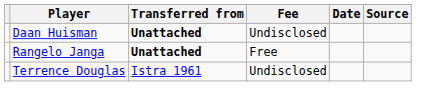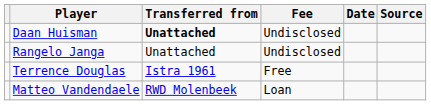(166, 52) bold -> (180, 52) normal
(263, 52) Free -> (302, 52) Undisclosed
(288, 71) Undisclosed -> (278, 71) Free
+ row: (76, 90)
